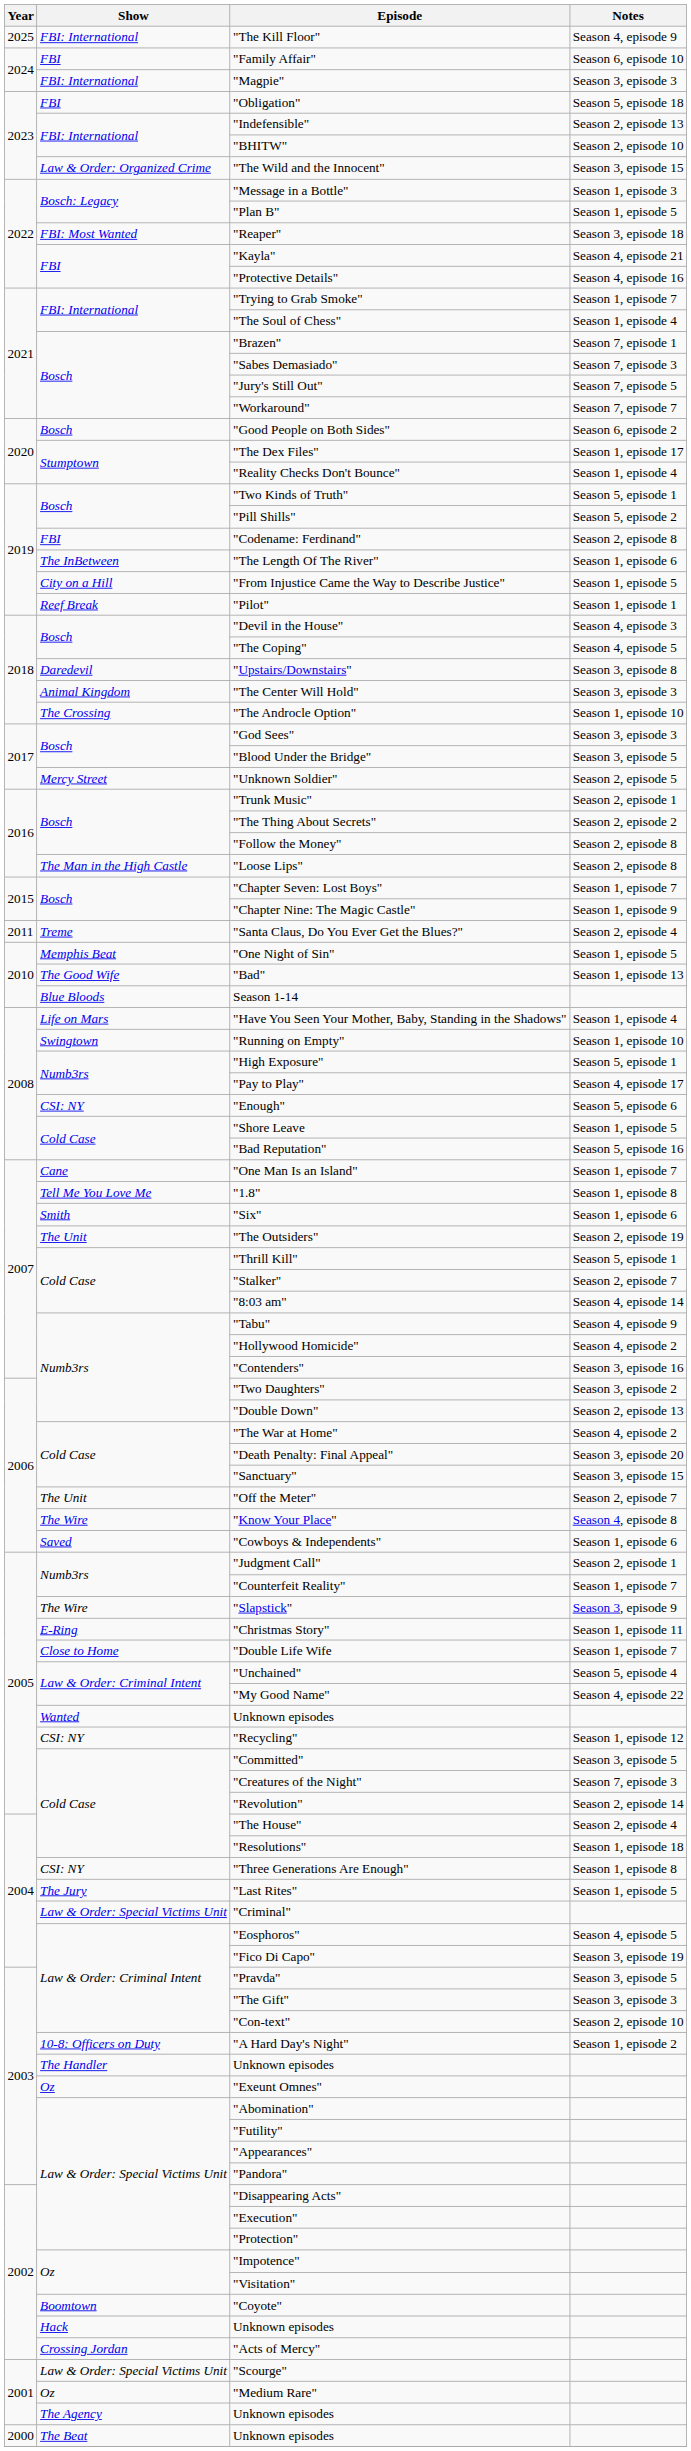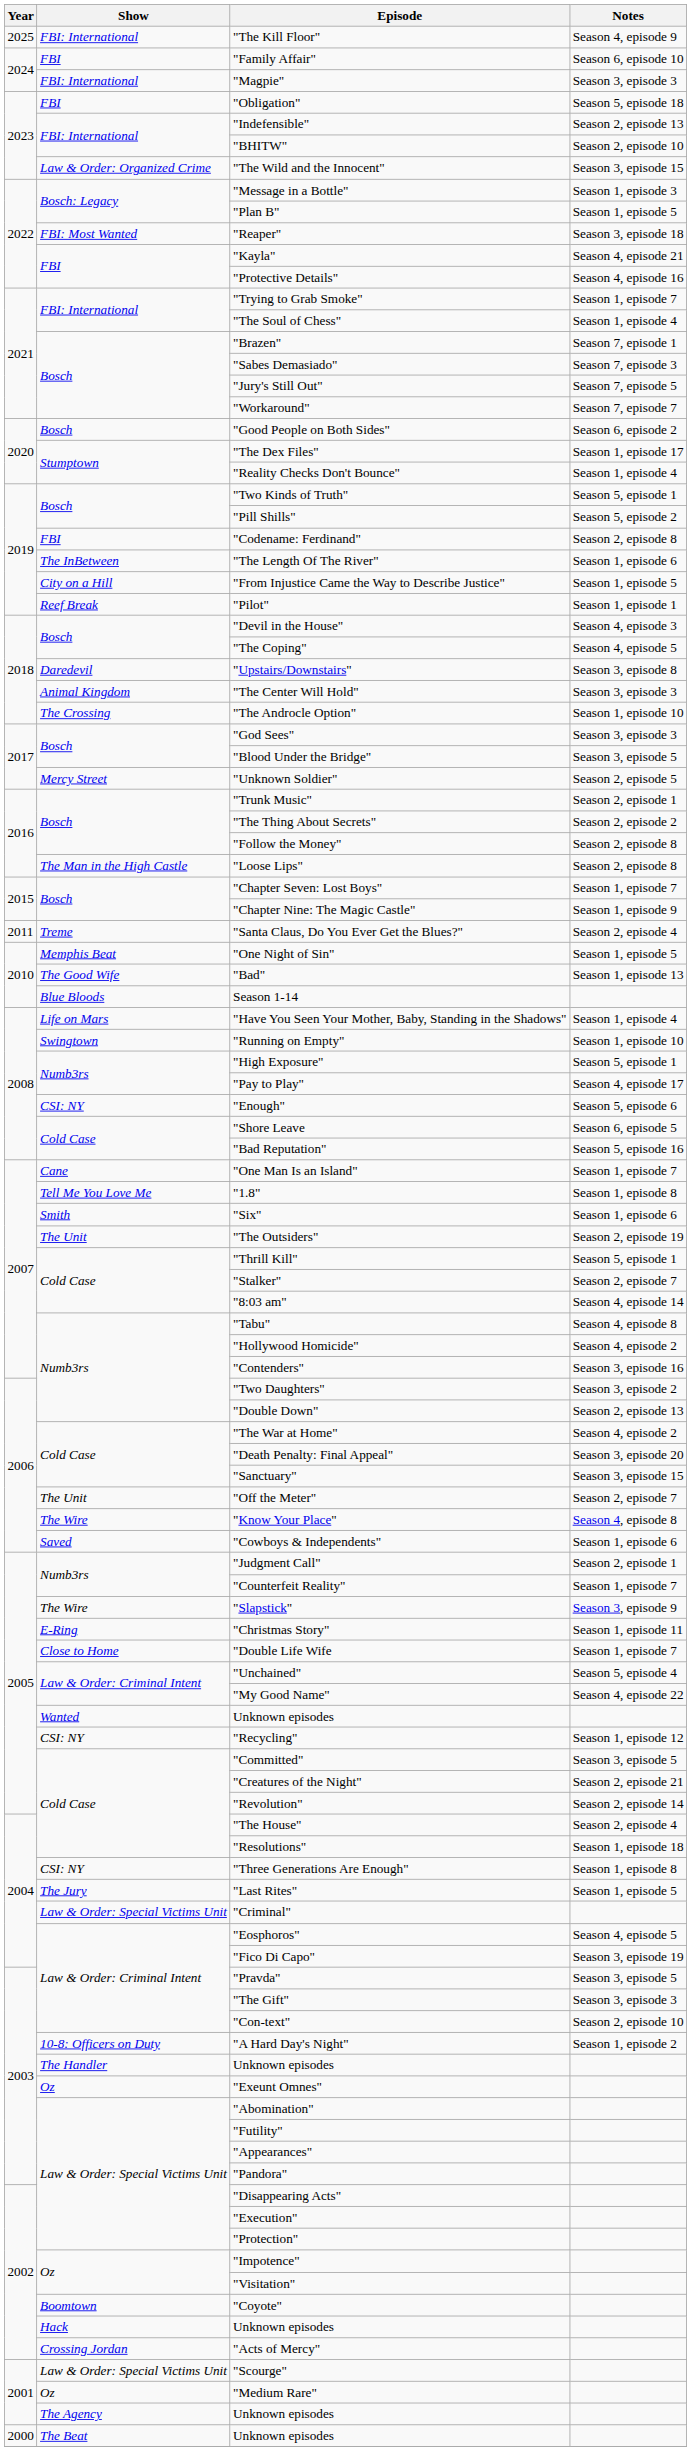(625, 1127) Season 1, episode 5 -> (625, 1127) Season 6, episode 5
(625, 1323) Season 4, episode 9 -> (625, 1323) Season 4, episode 8
(625, 1781) Season 7, episode 3 -> (628, 1781) Season 2, episode 21
